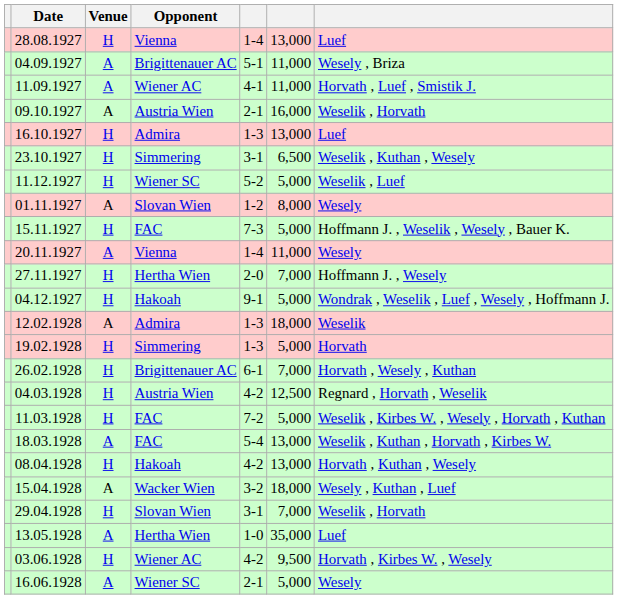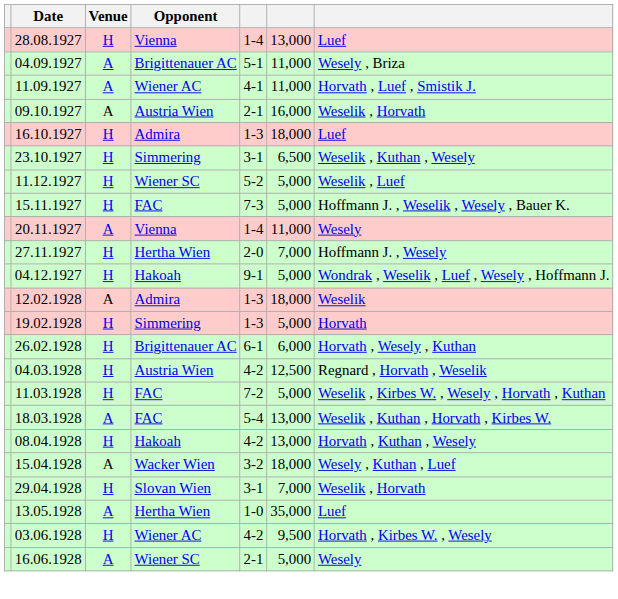(291, 134) 13,000 -> (291, 134) 18,000
- row: (48, 205)
(294, 370) 7,000 -> (294, 346) 6,000
